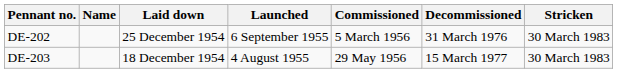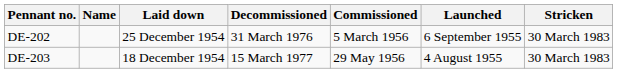columns swapped: (280, 15) <-> (473, 15)
